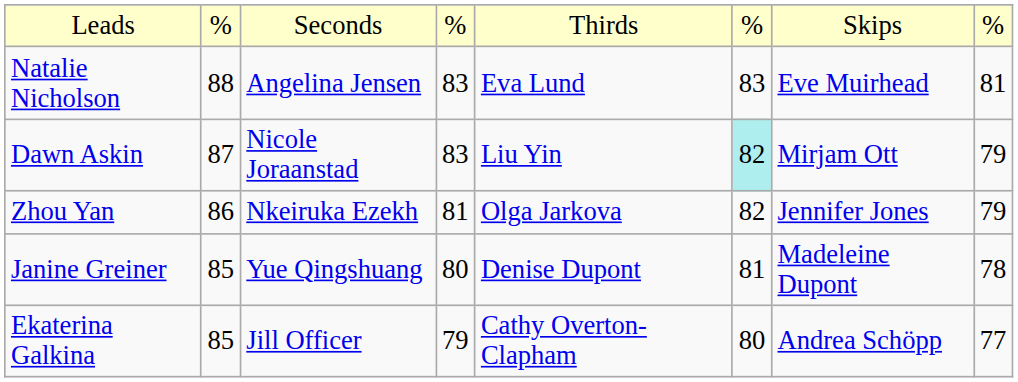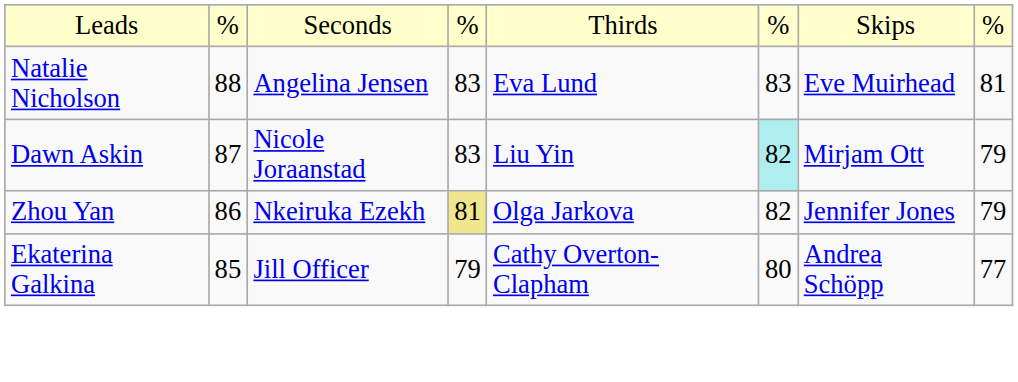(455, 211) no background -> (467, 211) khaki background
- row: (89, 268)
